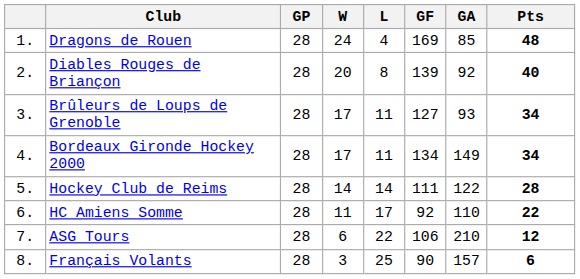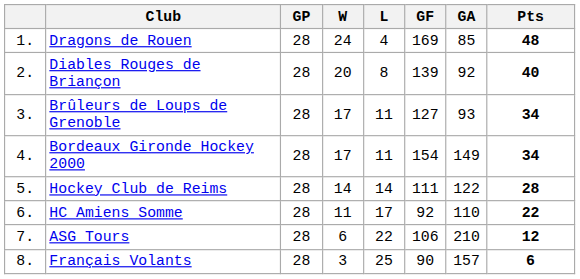(425, 156) 134 -> (425, 156) 154
